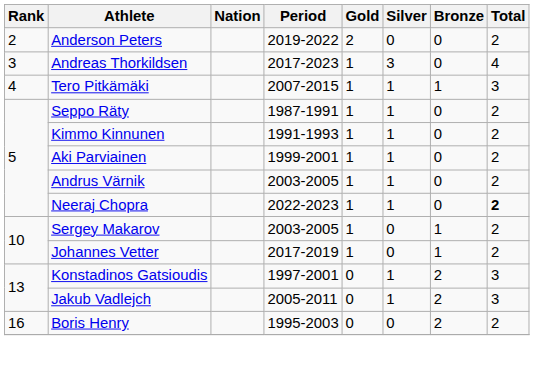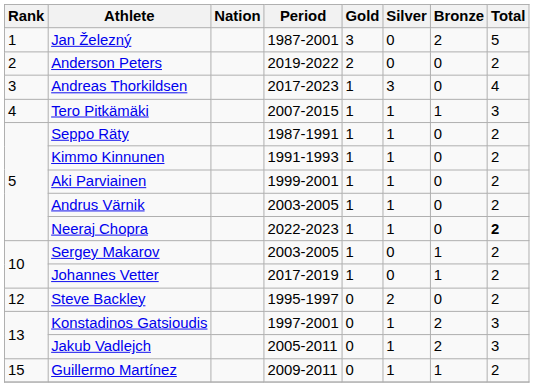+ row: (91, 39)
+ row: (98, 299)
+ row: (114, 370)
- row: (90, 323)
